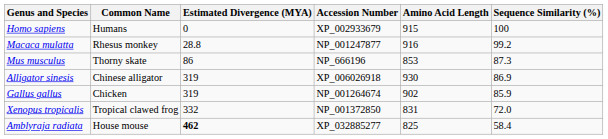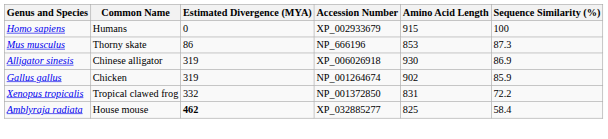- row: (40, 45)
(502, 110) 72.0 -> (502, 93) 72.2
